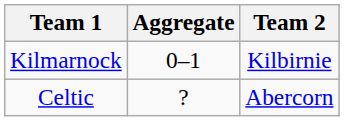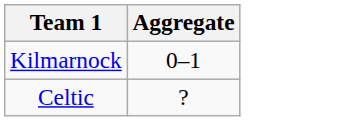- column: (289, 23)
